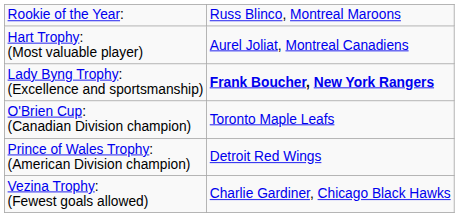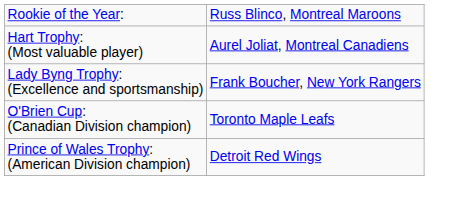(322, 82) bold -> (315, 82) normal
- row: (78, 194)
